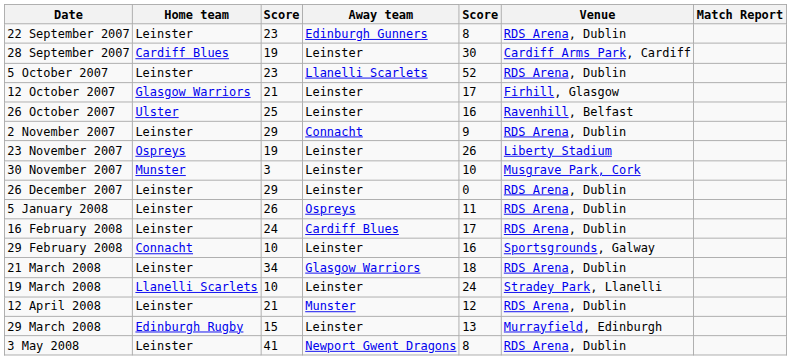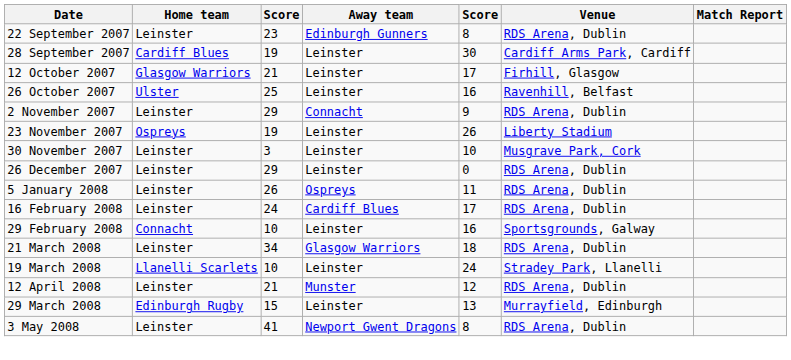- row: (58, 73)
(161, 170) Munster -> (164, 151) Leinster
